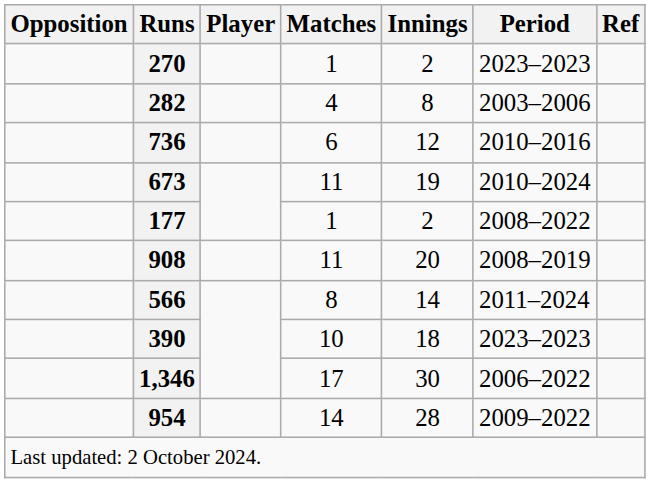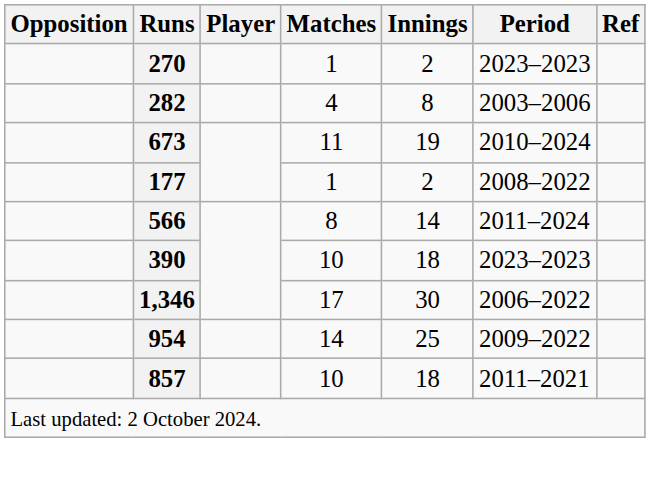- row: (167, 142)
- row: (167, 260)
(428, 417) 28 -> (428, 338) 25
+ row: (167, 378)
